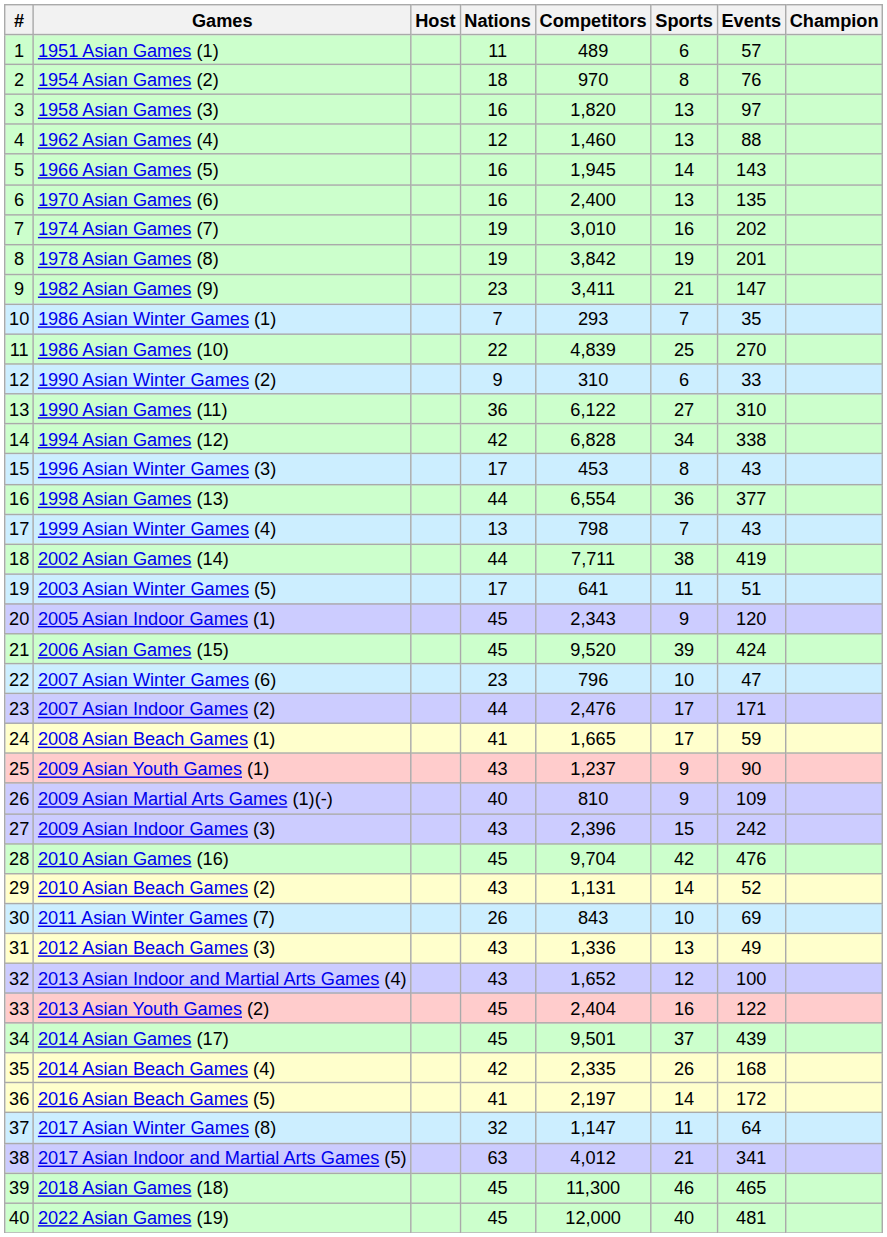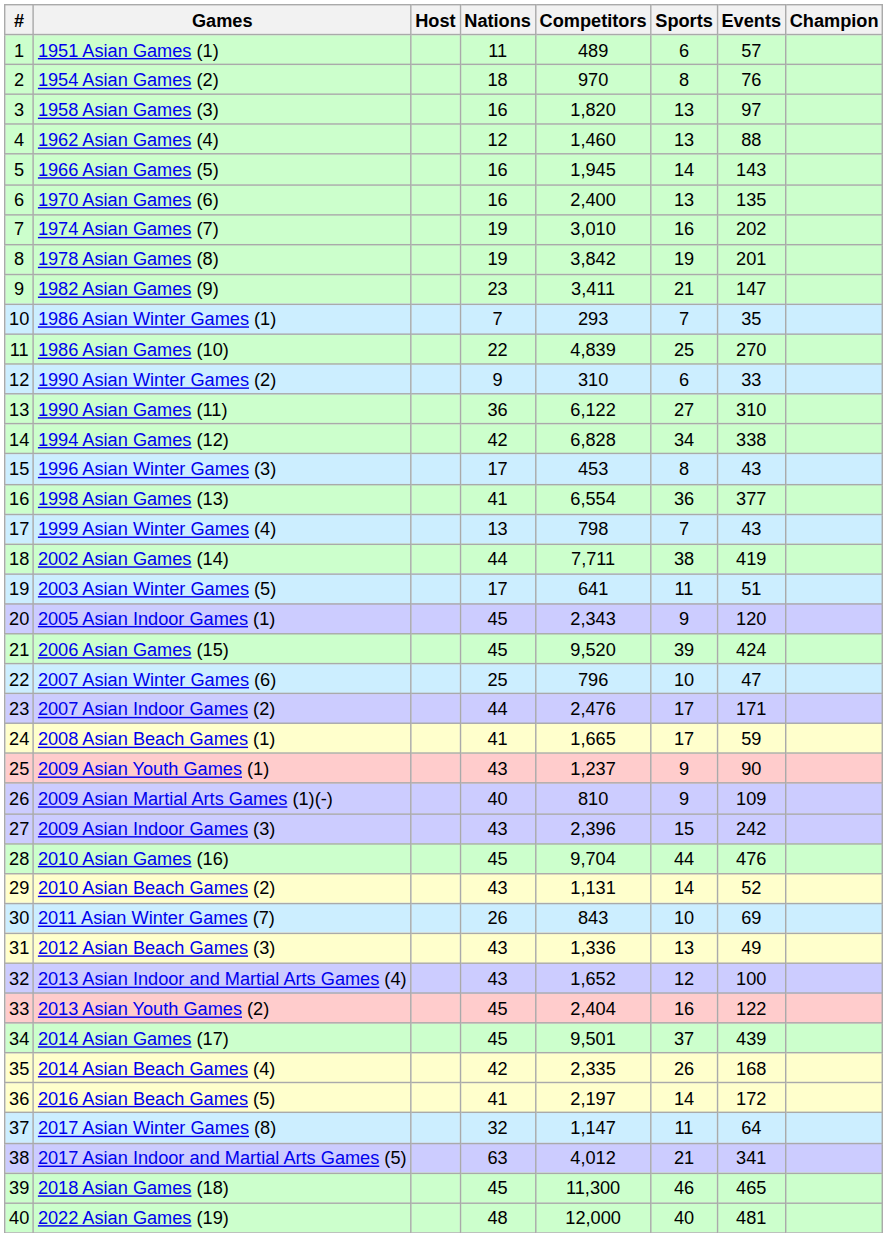(498, 499) 44 -> (498, 499) 41
(498, 678) 23 -> (498, 678) 25
(684, 858) 42 -> (684, 858) 44
(498, 1218) 45 -> (498, 1218) 48
